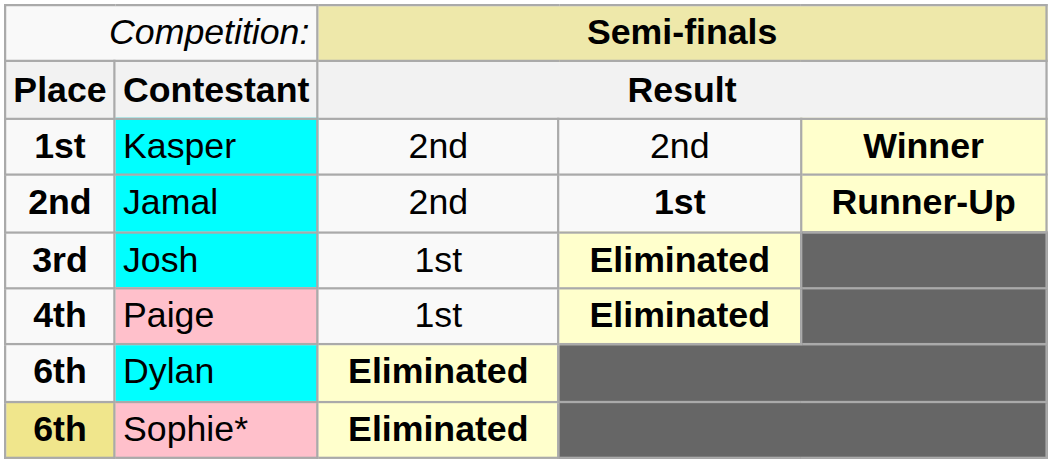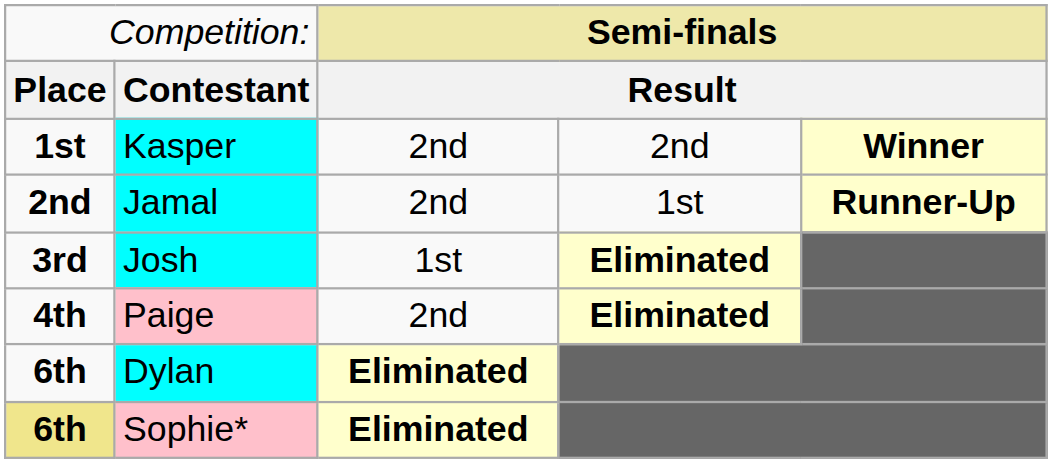(680, 202) bold -> (680, 202) normal
(438, 315) 1st -> (438, 315) 2nd
